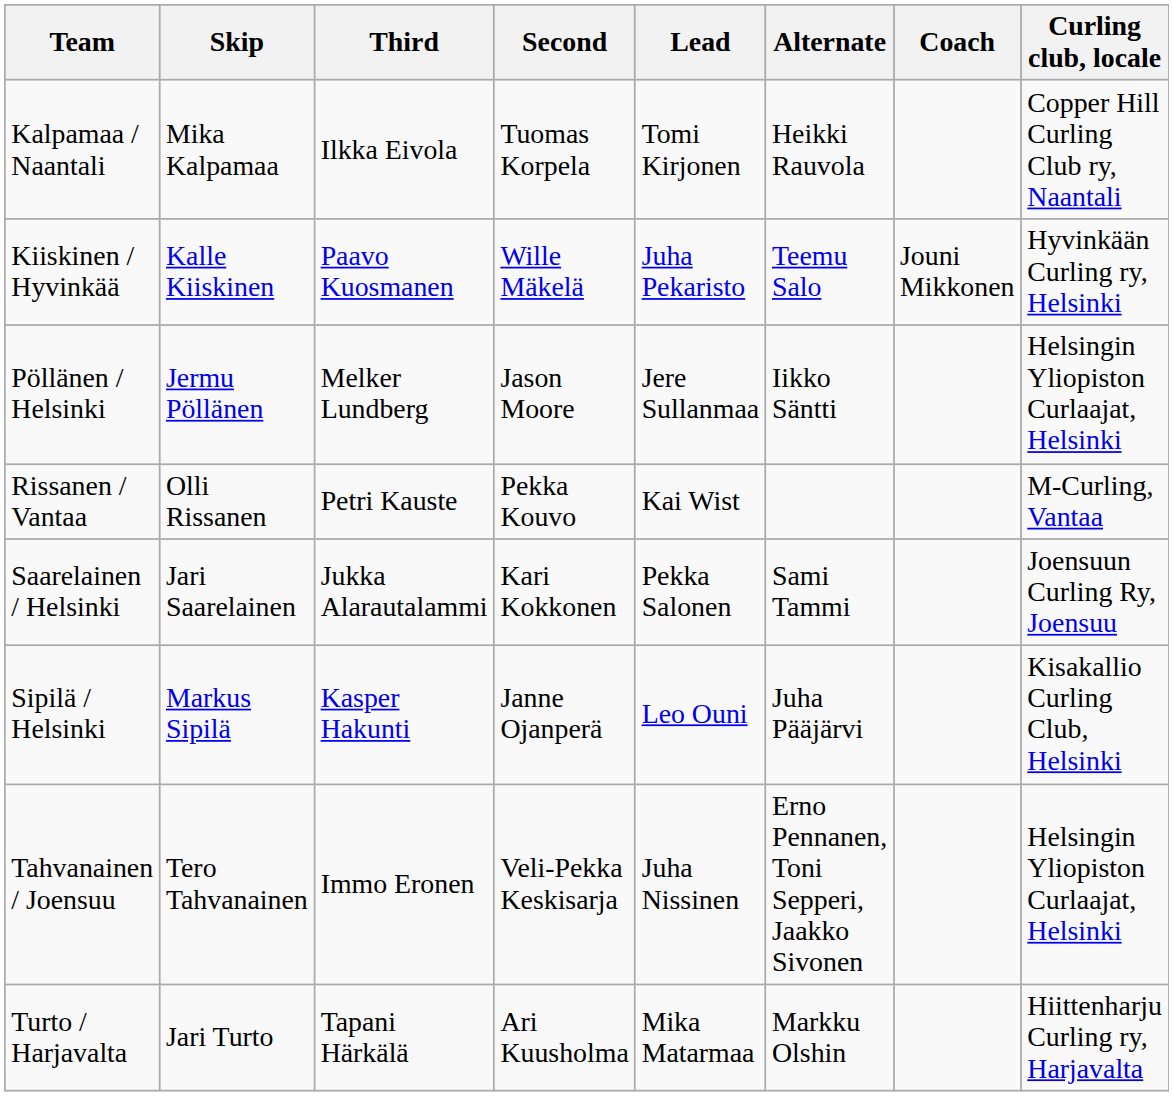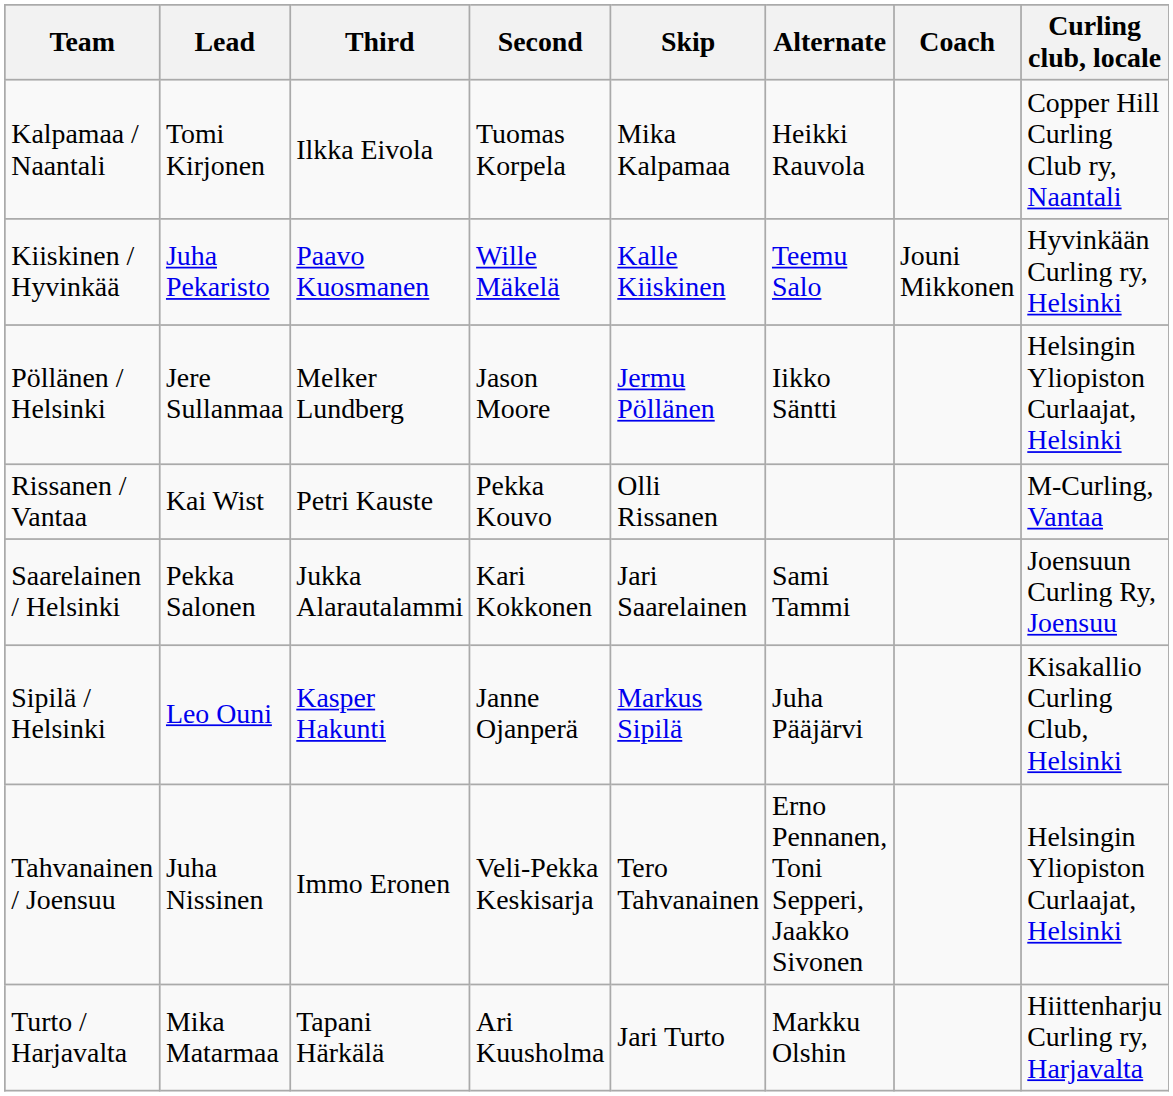columns swapped: (237, 42) <-> (700, 42)
